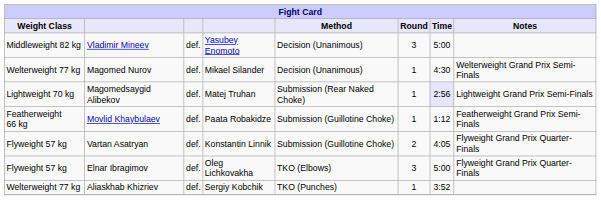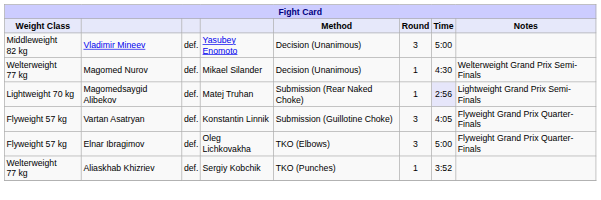- row: (123, 119)
(414, 143) 2 -> (416, 119) 3
